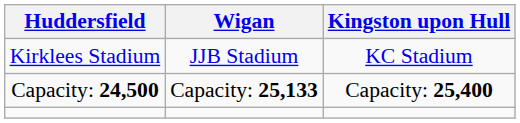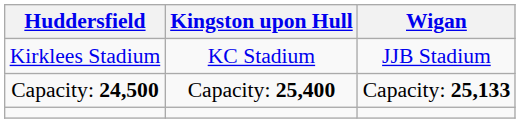columns swapped: (419, 21) <-> (244, 21)
